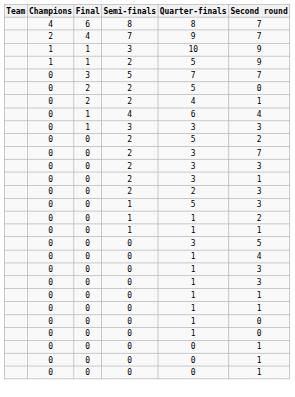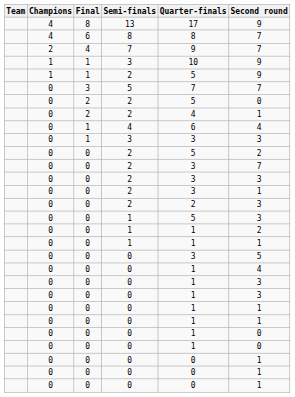+ row: (88, 24)
